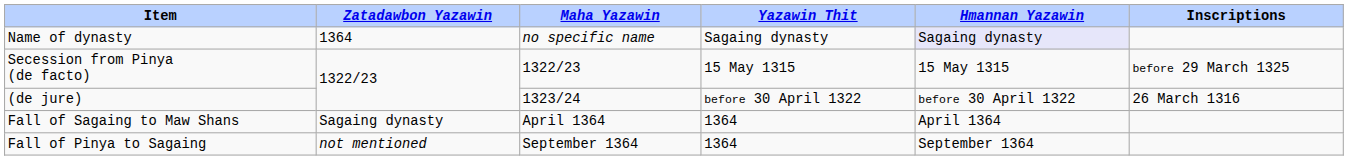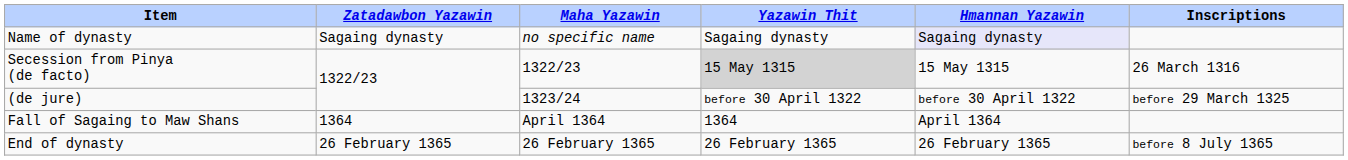(336, 38) 1364 -> (381, 38) Sagaing dynasty
(750, 69) no background -> (750, 69) lightgrey background
(1211, 69) before 29 March 1325 -> (1186, 69) 26 March 1316
(1186, 99) 26 March 1316 -> (1211, 99) before 29 March 1325
(381, 121) Sagaing dynasty -> (336, 121) 1364
- row: (107, 144)
+ row: (66, 144)
